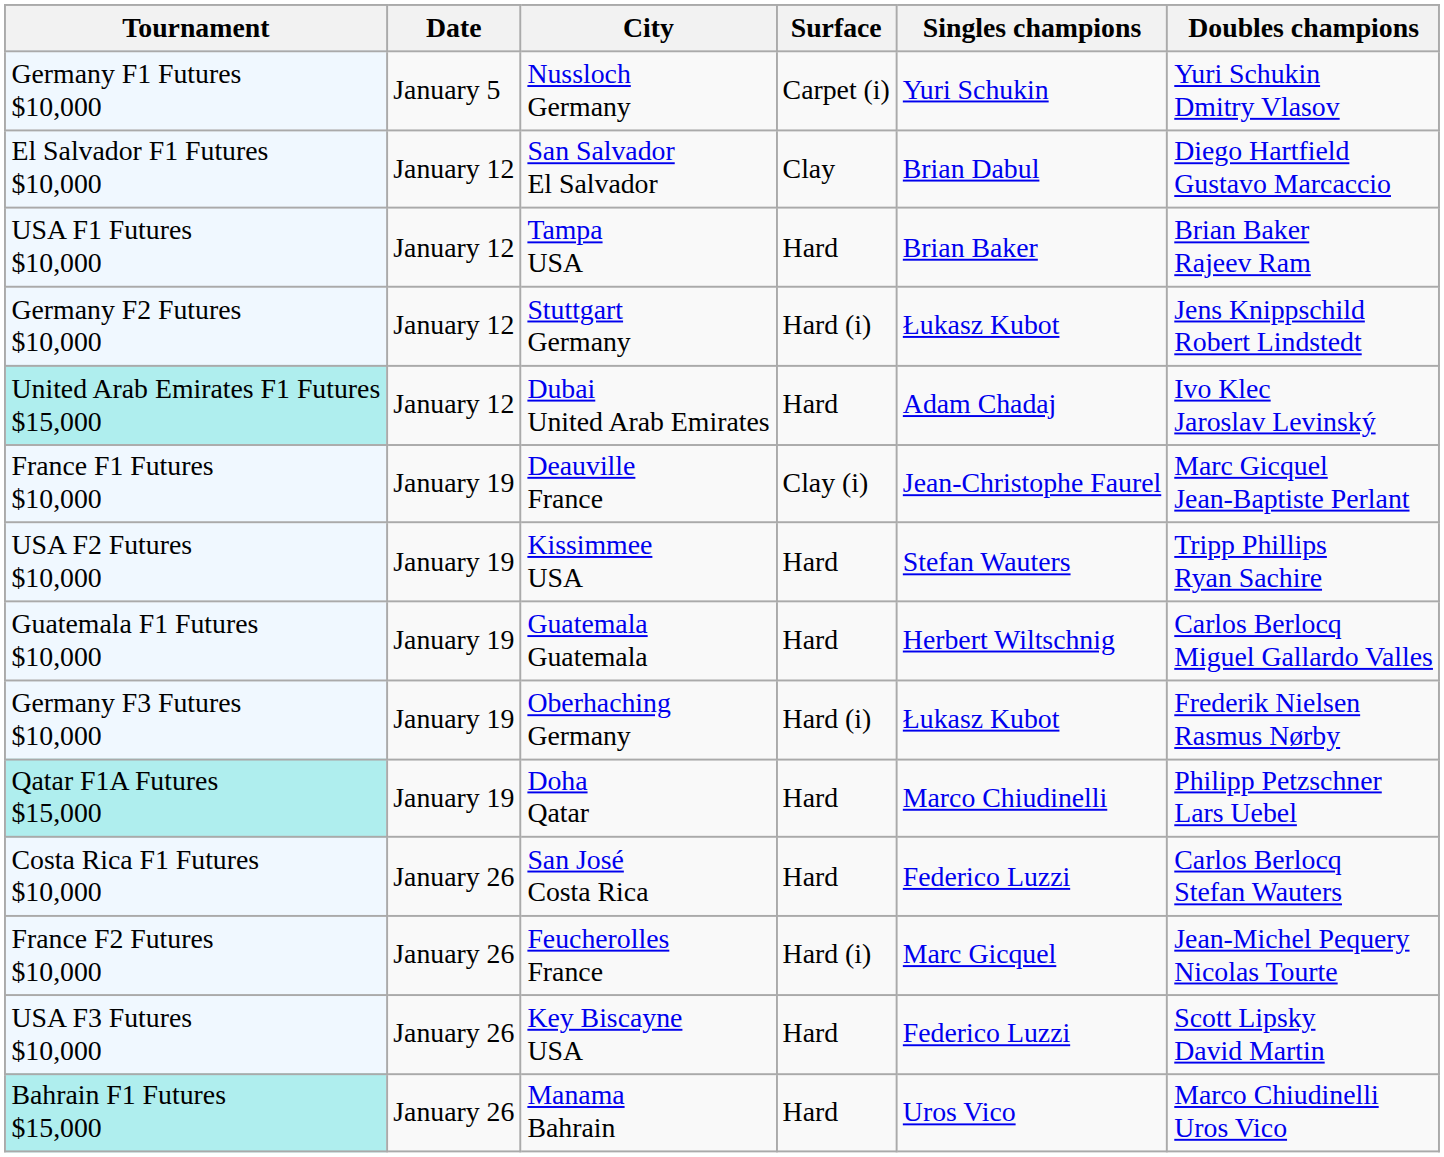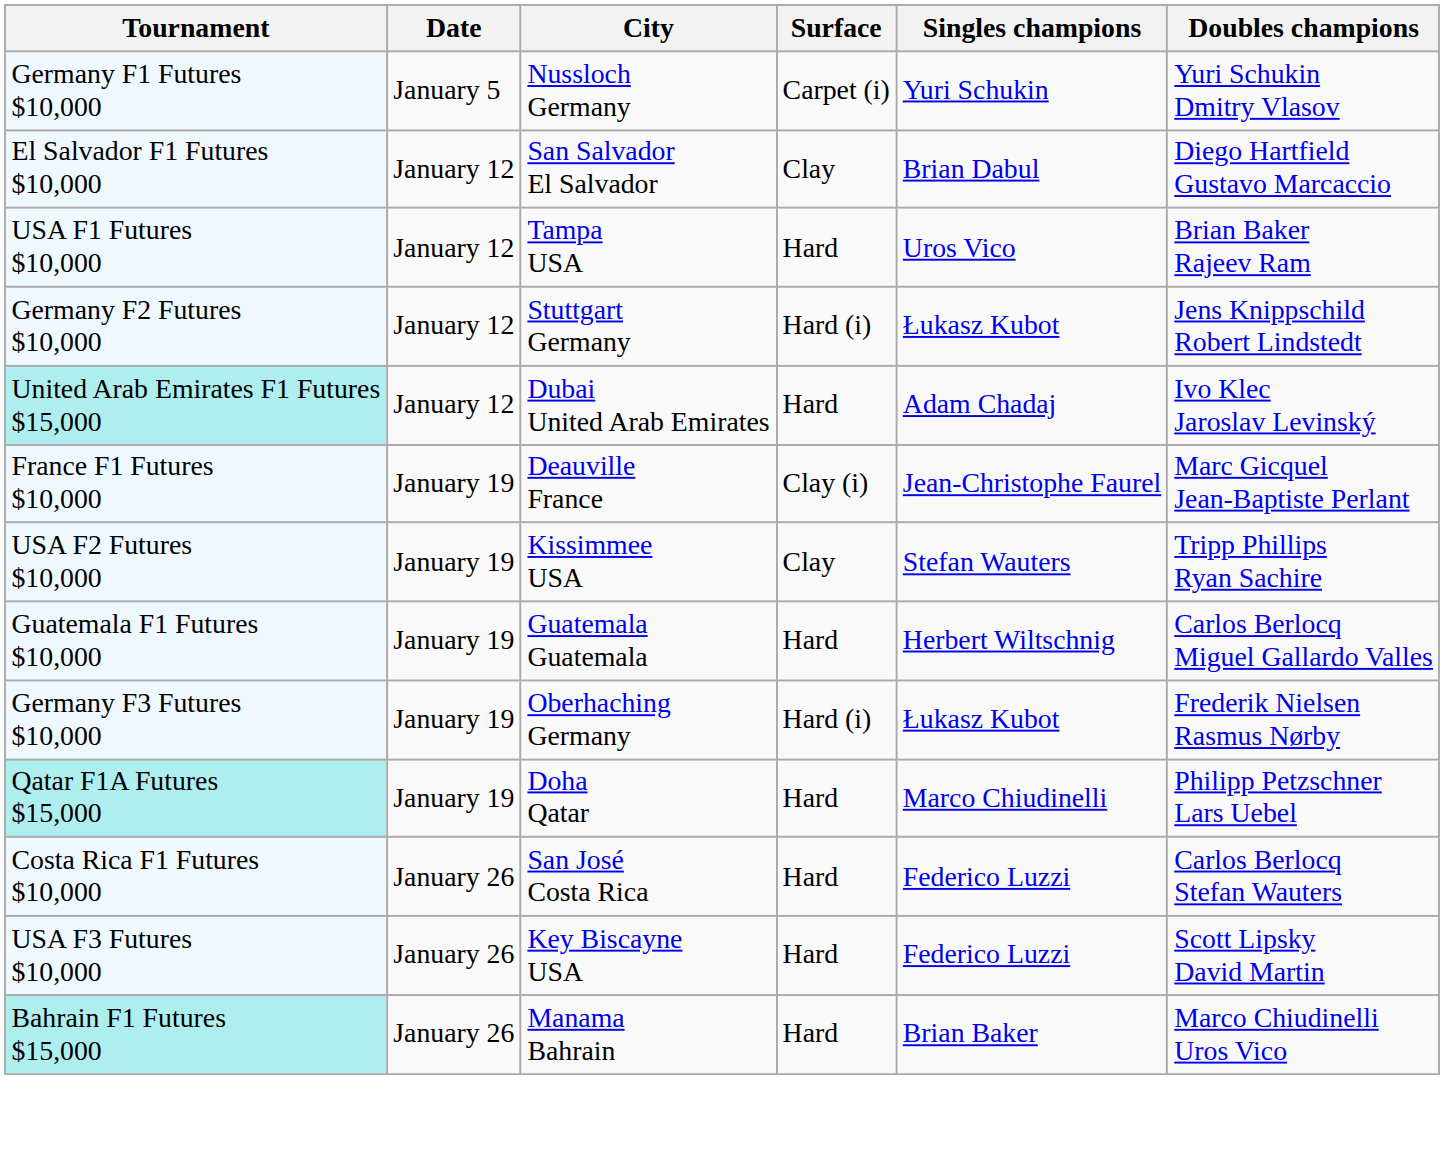(970, 247) Brian Baker -> (959, 247) Uros Vico
(810, 561) Hard -> (809, 561) Clay
- row: (113, 955)
(959, 1112) Uros Vico -> (970, 1033) Brian Baker
